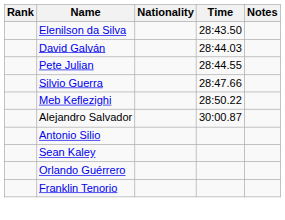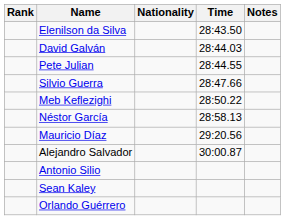+ row: (73, 118)
+ row: (73, 135)
- row: (78, 188)
